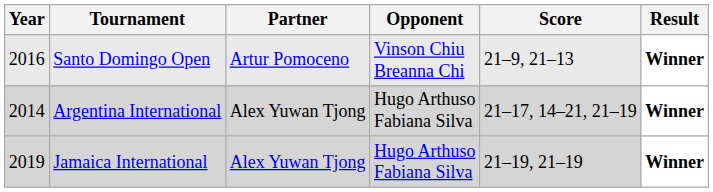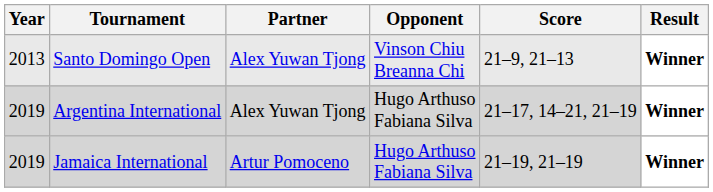(27, 60) 2016 -> (27, 60) 2013
(289, 60) Artur Pomoceno -> (298, 60) Alex Yuwan Tjong
(27, 110) 2014 -> (27, 110) 2019
(298, 161) Alex Yuwan Tjong -> (289, 161) Artur Pomoceno
